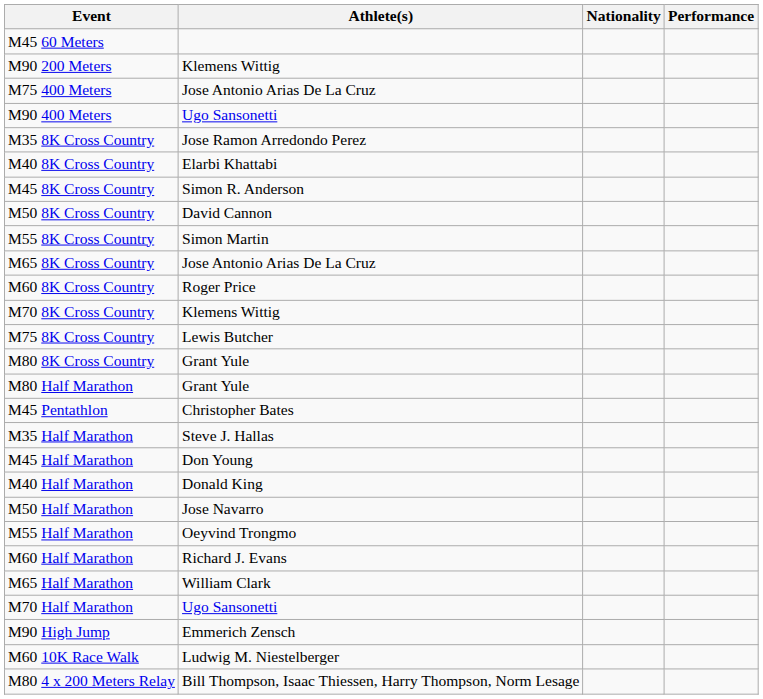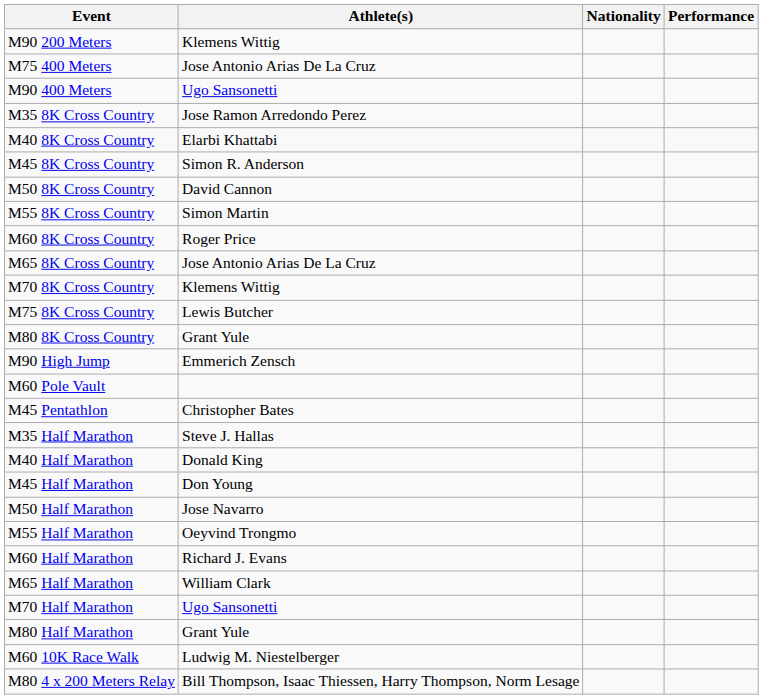- row: (56, 41)
rows swapped: (81, 287) <-> (81, 262)
rows swapped: (59, 632) <-> (71, 386)
+ row: (57, 386)
rows swapped: (71, 484) <-> (71, 459)
